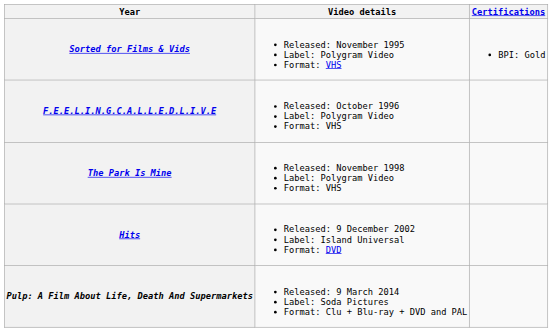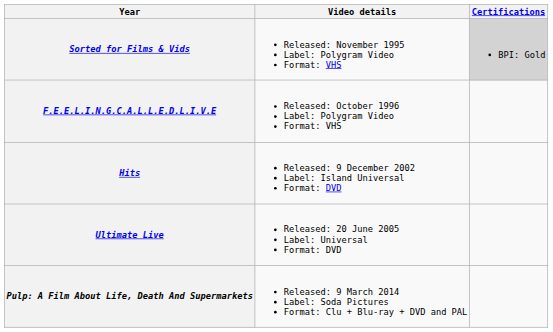(509, 54) no background -> (509, 54) lightgrey background
- row: (130, 173)
+ row: (130, 235)
